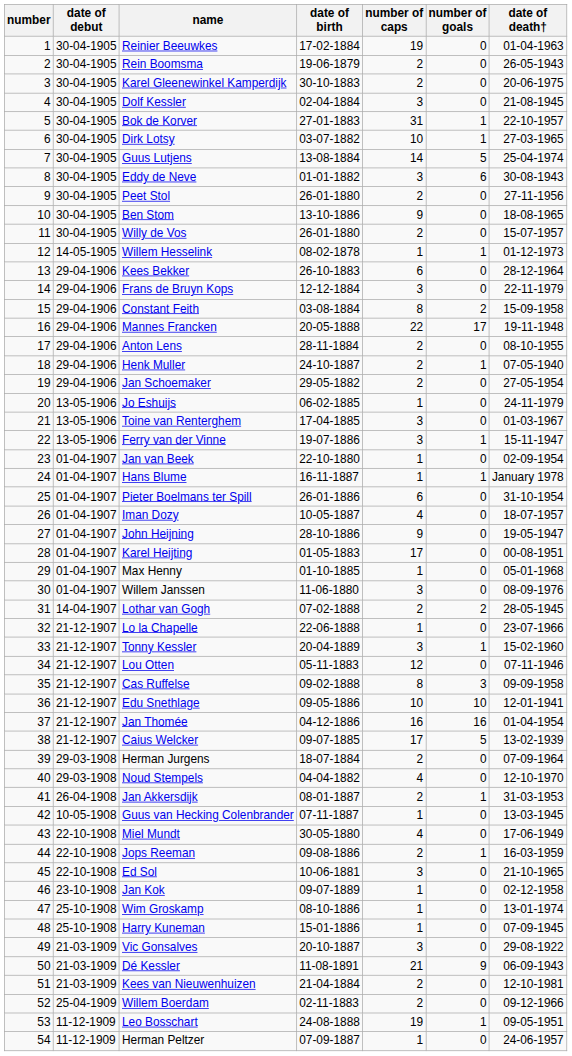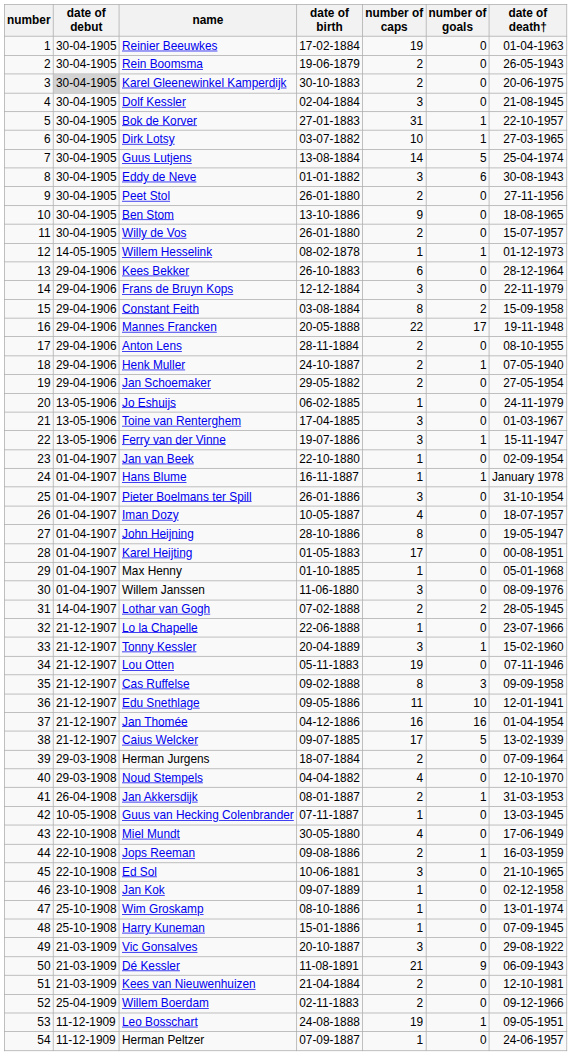(86, 83) no background -> (86, 83) lightgrey background
(420, 496) 6 -> (420, 496) 3
(420, 534) 9 -> (420, 534) 8
(417, 665) 12 -> (417, 665) 19
(417, 703) 10 -> (417, 703) 11
